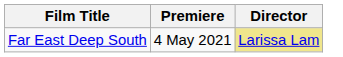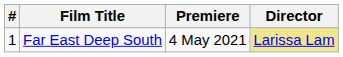+ column: (12, 16)
